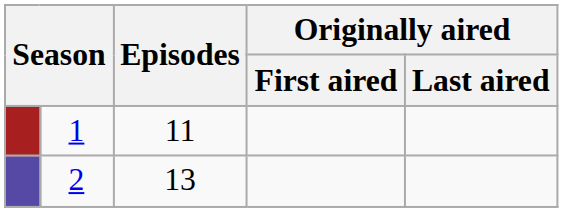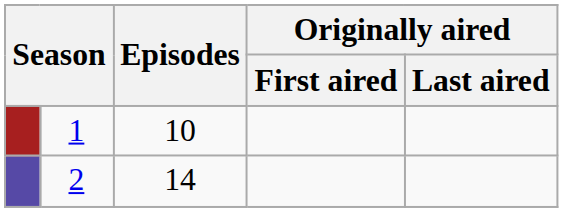(180, 130) 11 -> (180, 130) 10
(180, 180) 13 -> (180, 180) 14
